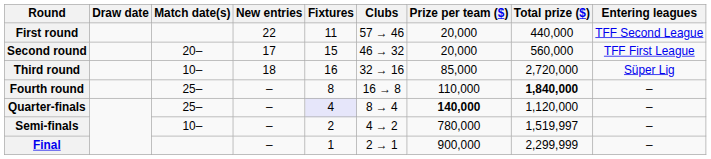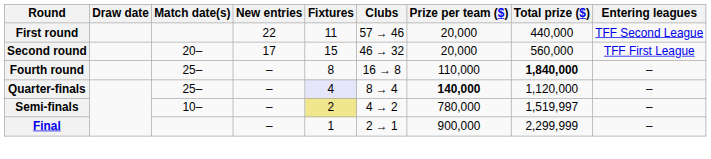- row: (47, 70)
(331, 126) no background -> (331, 107) khaki background
